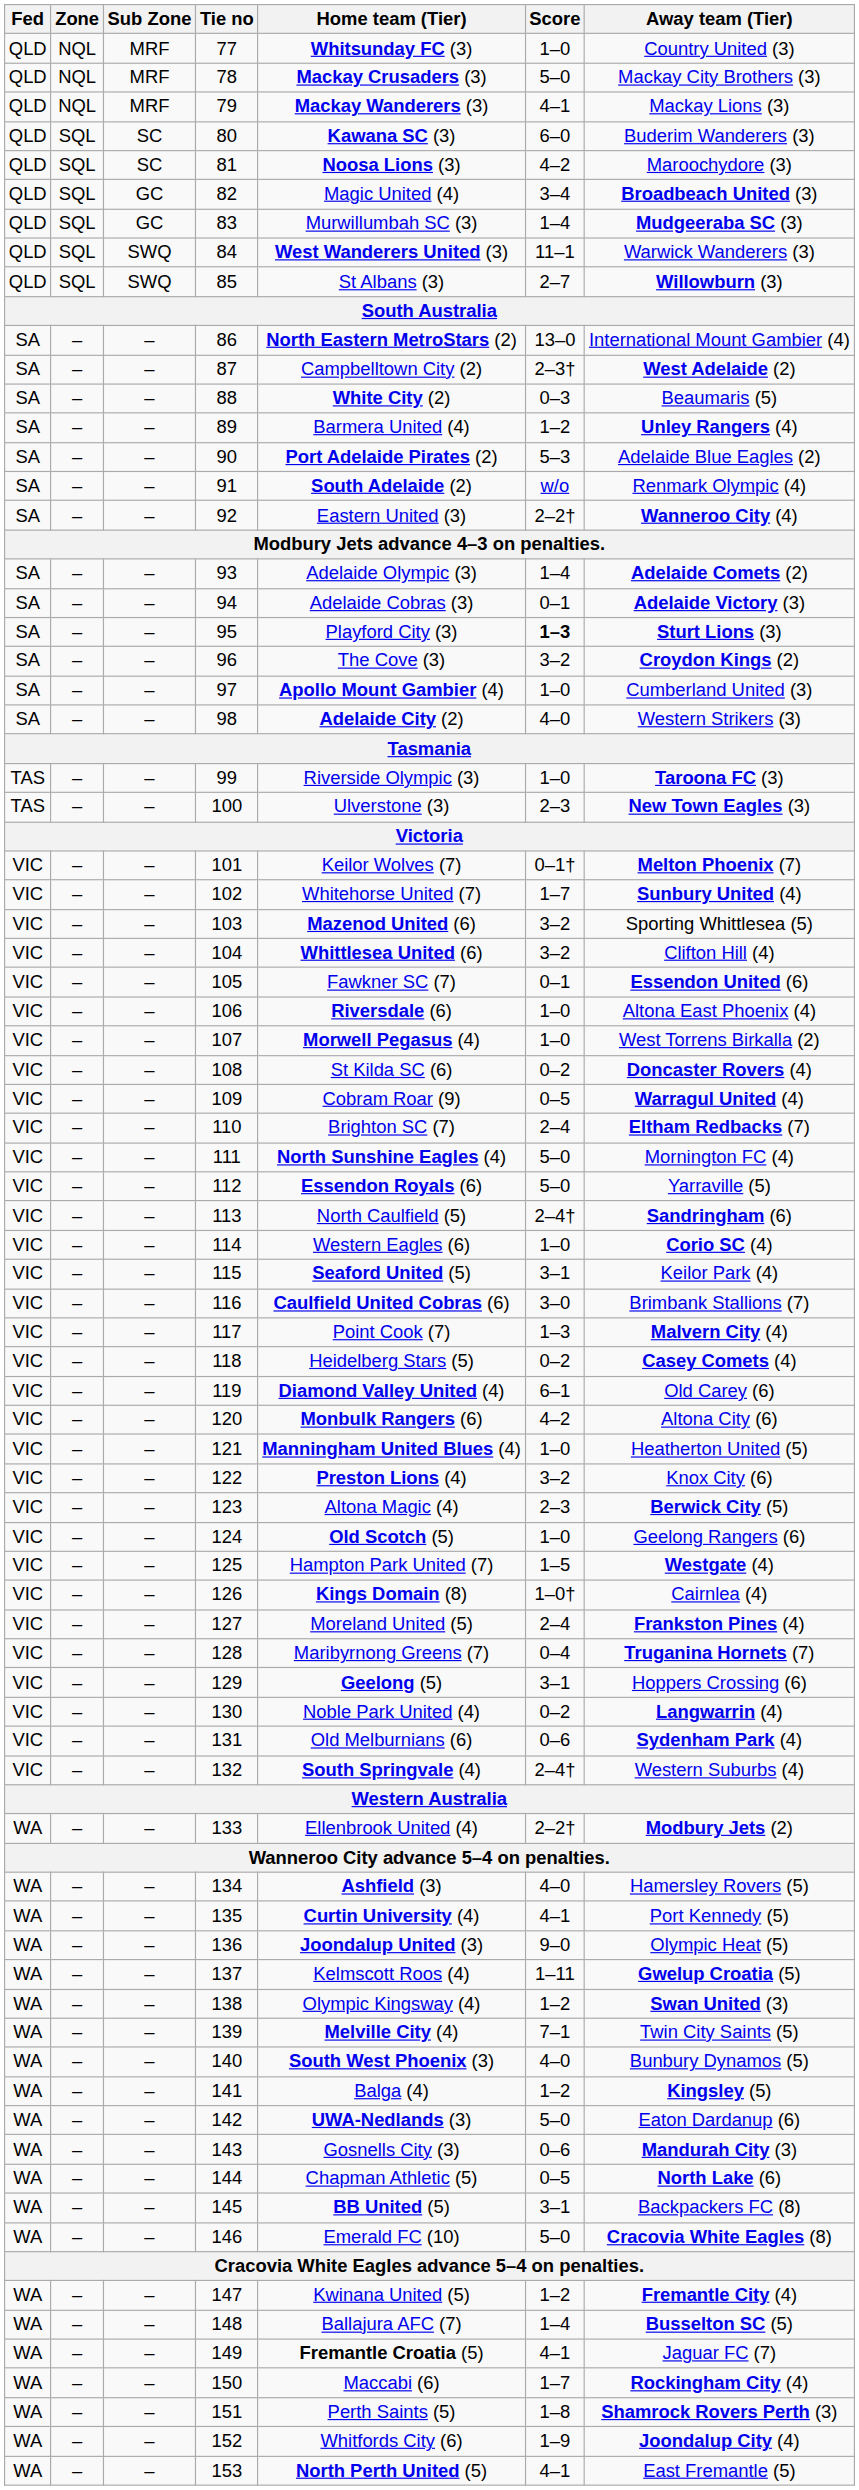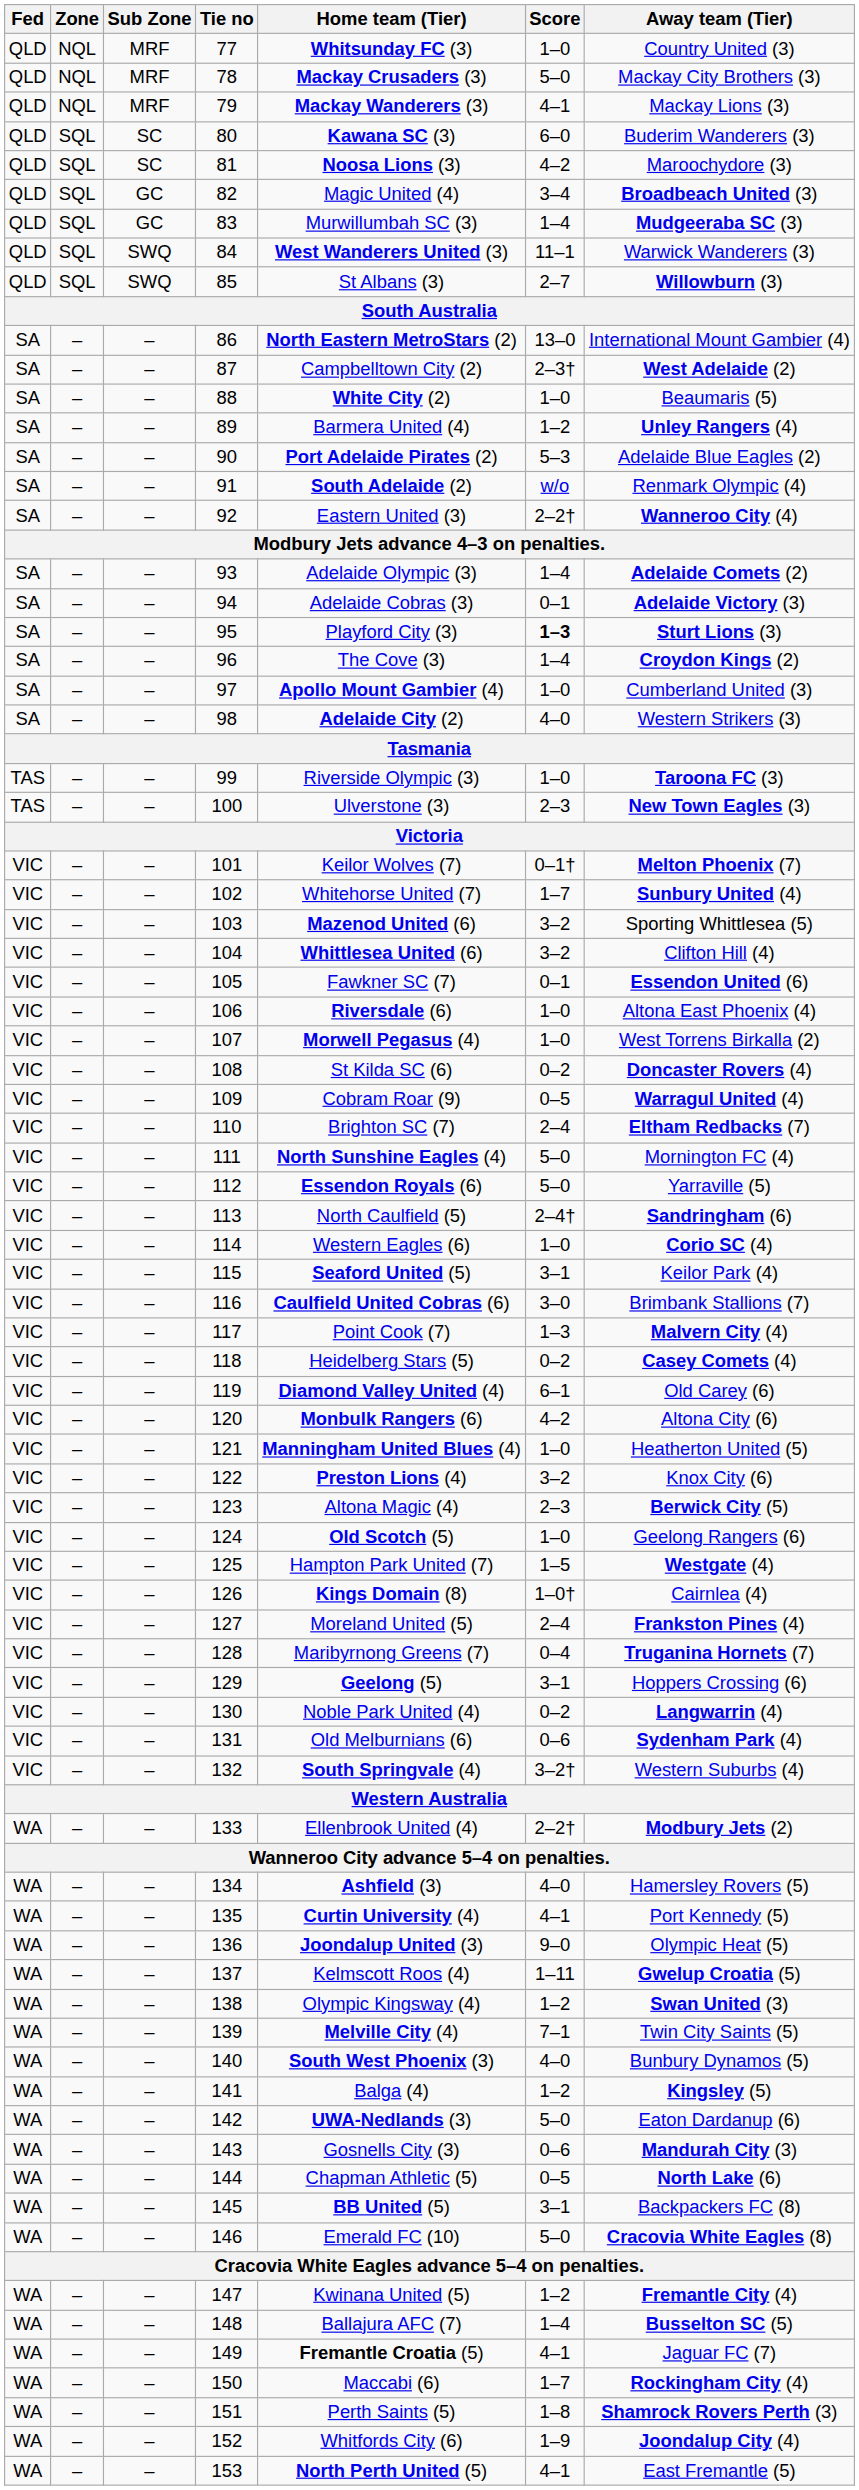(555, 398) 0–3 -> (555, 398) 1–0
(555, 661) 3–2 -> (555, 661) 1–4
(555, 1769) 2–4† -> (555, 1769) 3–2†
